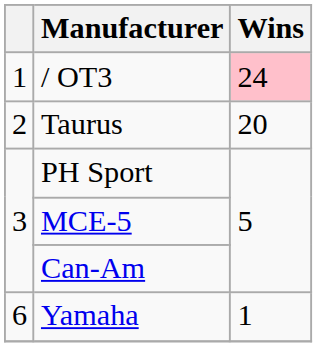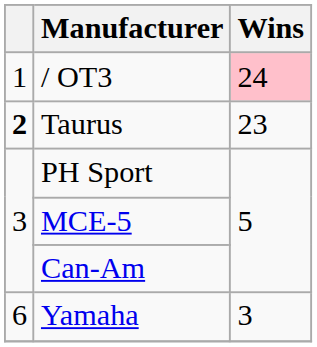(19, 124) normal -> (19, 124) bold
(253, 124) 20 -> (253, 124) 23
(245, 316) 1 -> (245, 316) 3
